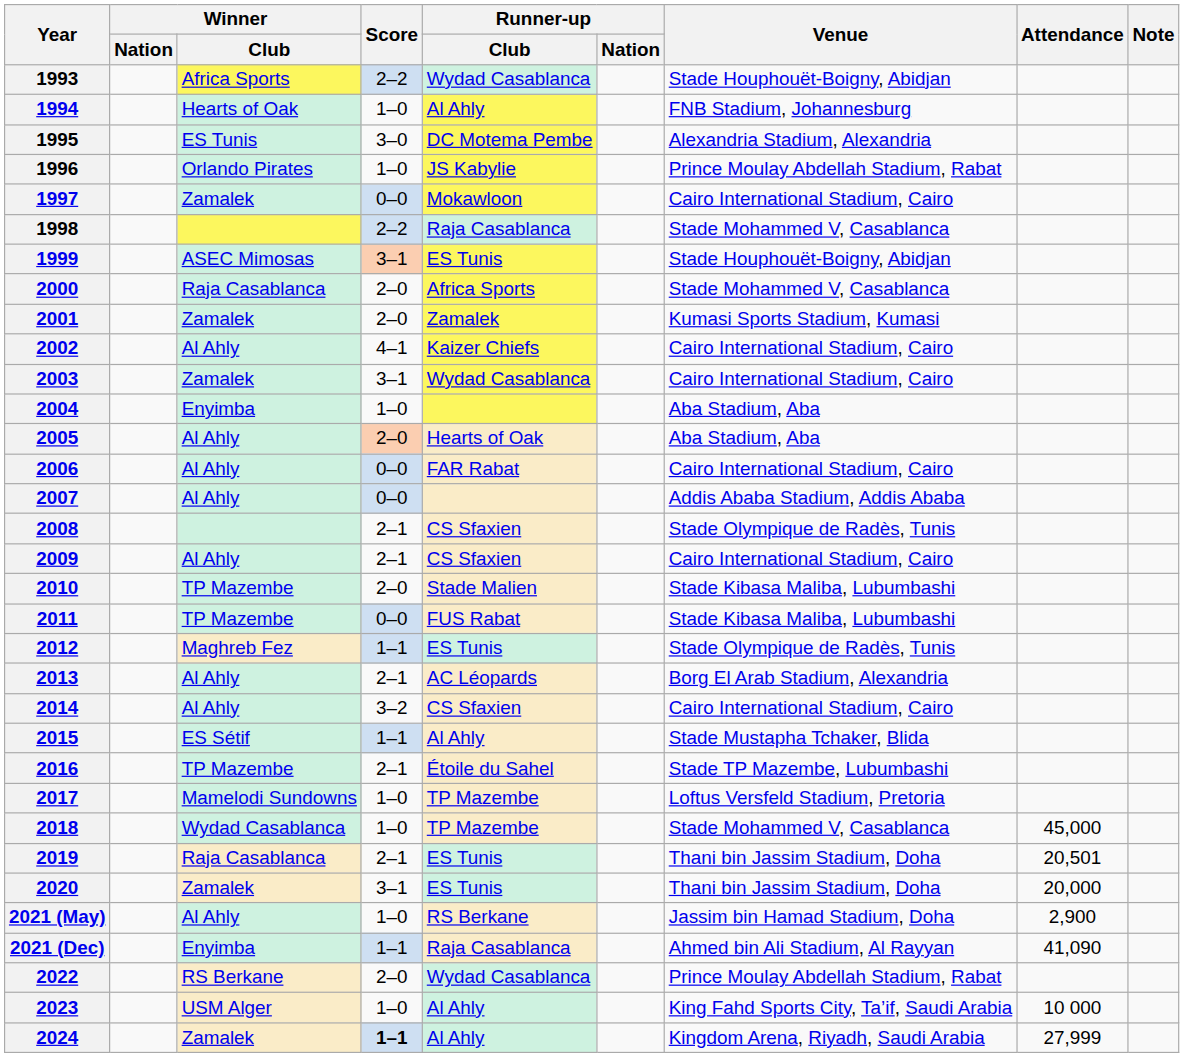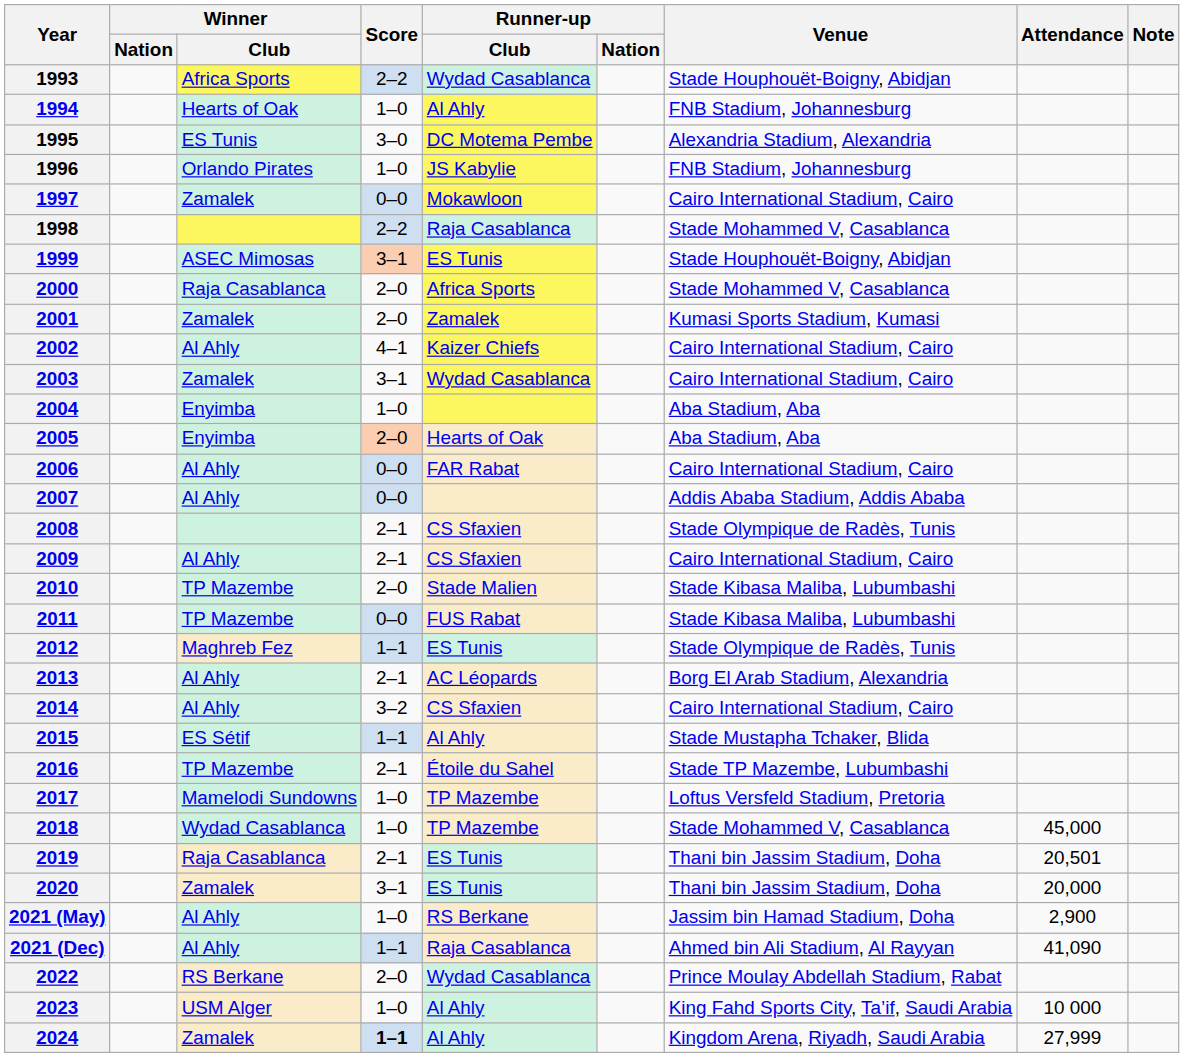(835, 169) Prince Moulay Abdellah Stadium, Rabat -> (790, 169) FNB Stadium, Johannesburg
(211, 438) Al Ahly -> (218, 438) Enyimba
(218, 947) Enyimba -> (211, 947) Al Ahly
